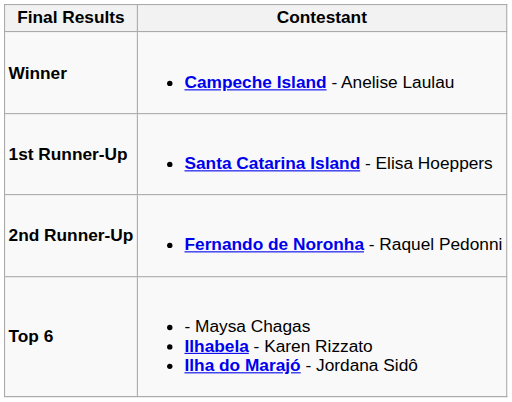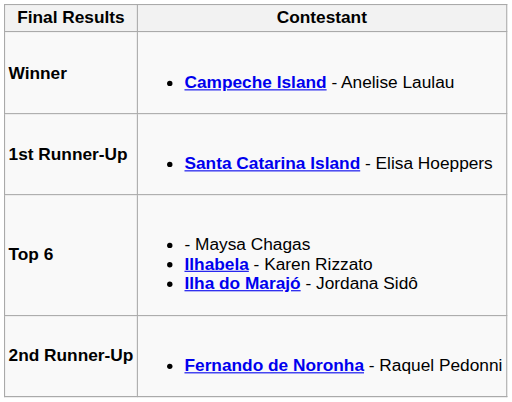rows swapped: (71, 235) <-> (31, 336)
